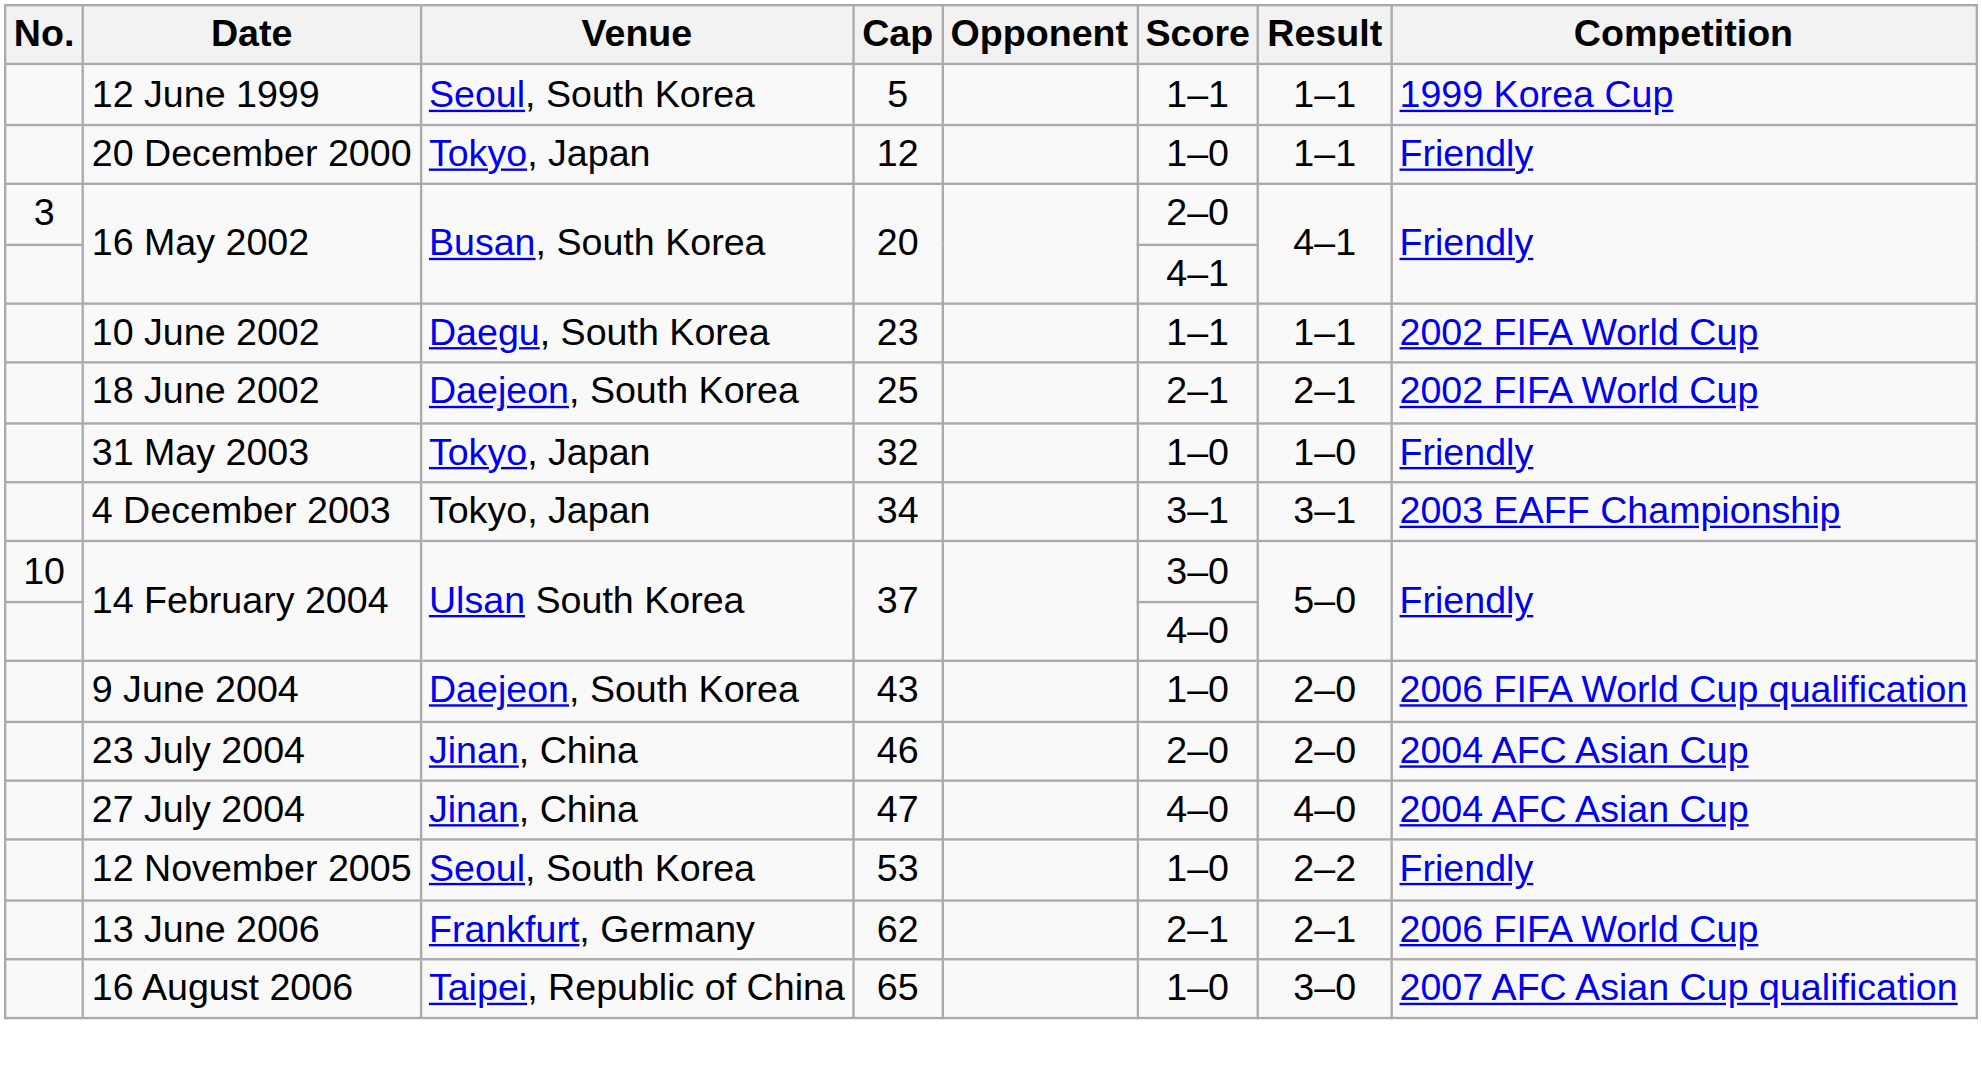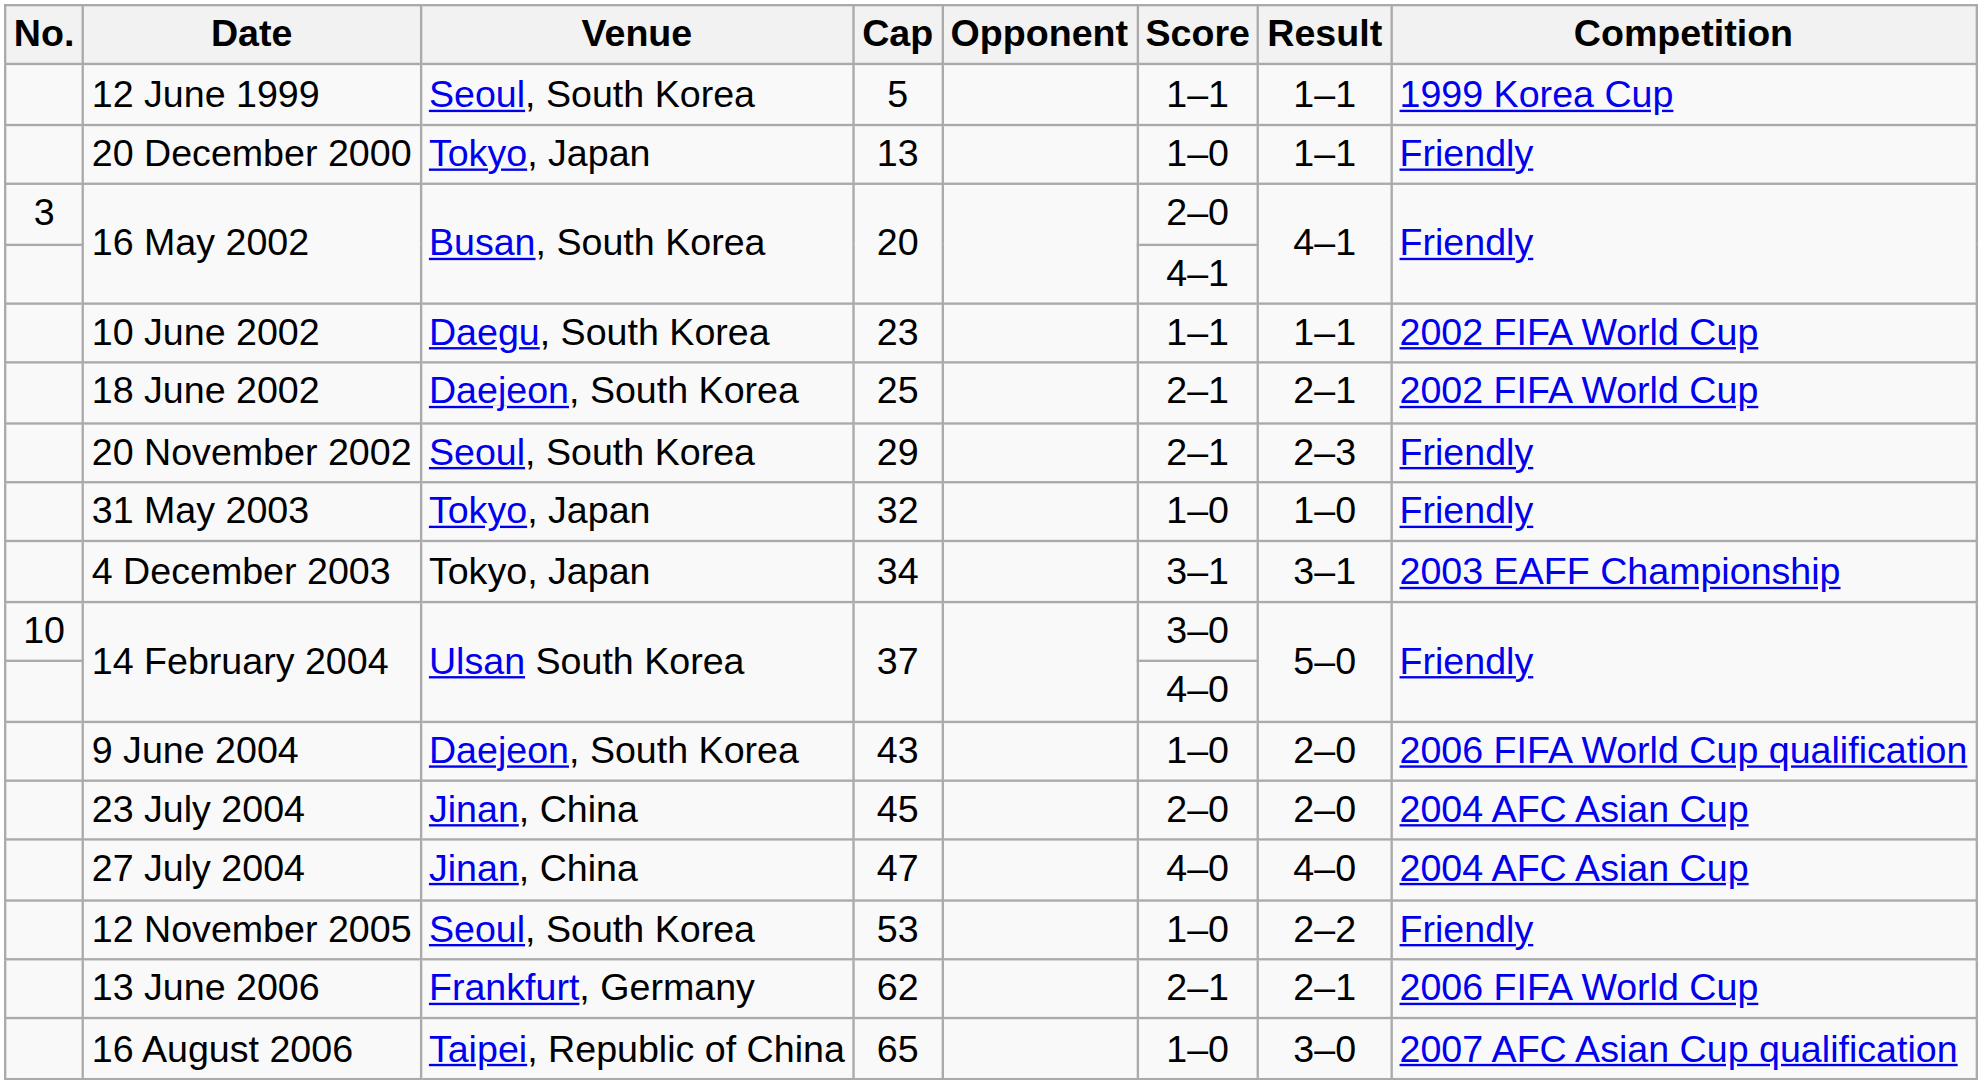(898, 153) 12 -> (898, 153) 13
+ row: (44, 452)
(898, 749) 46 -> (898, 809) 45
